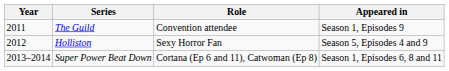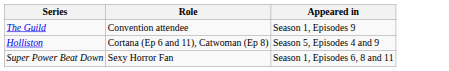- column: (29, 12)
(189, 43) Sexy Horror Fan -> (188, 43) Cortana (Ep 6 and 11), Catwoman (Ep 8)
(237, 58) Cortana (Ep 6 and 11), Catwoman (Ep 8) -> (141, 58) Sexy Horror Fan
